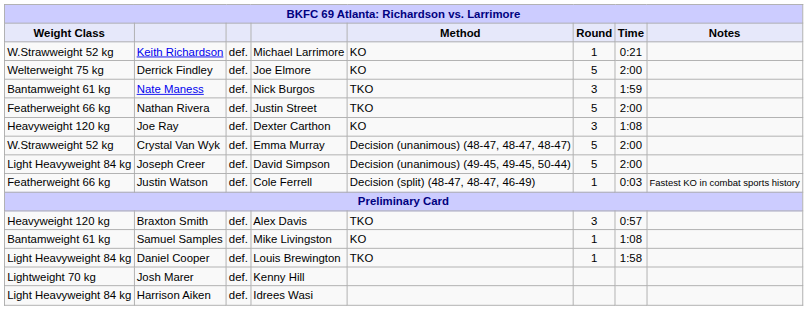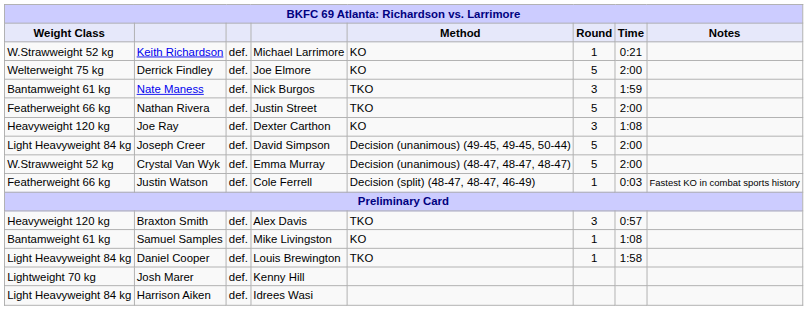rows swapped: (171, 164) <-> (178, 145)
